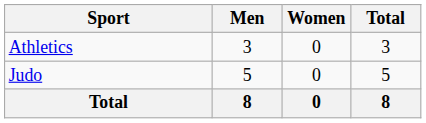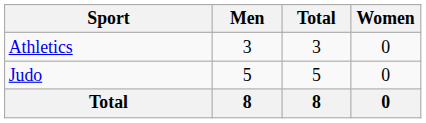columns swapped: (316, 18) <-> (386, 18)
